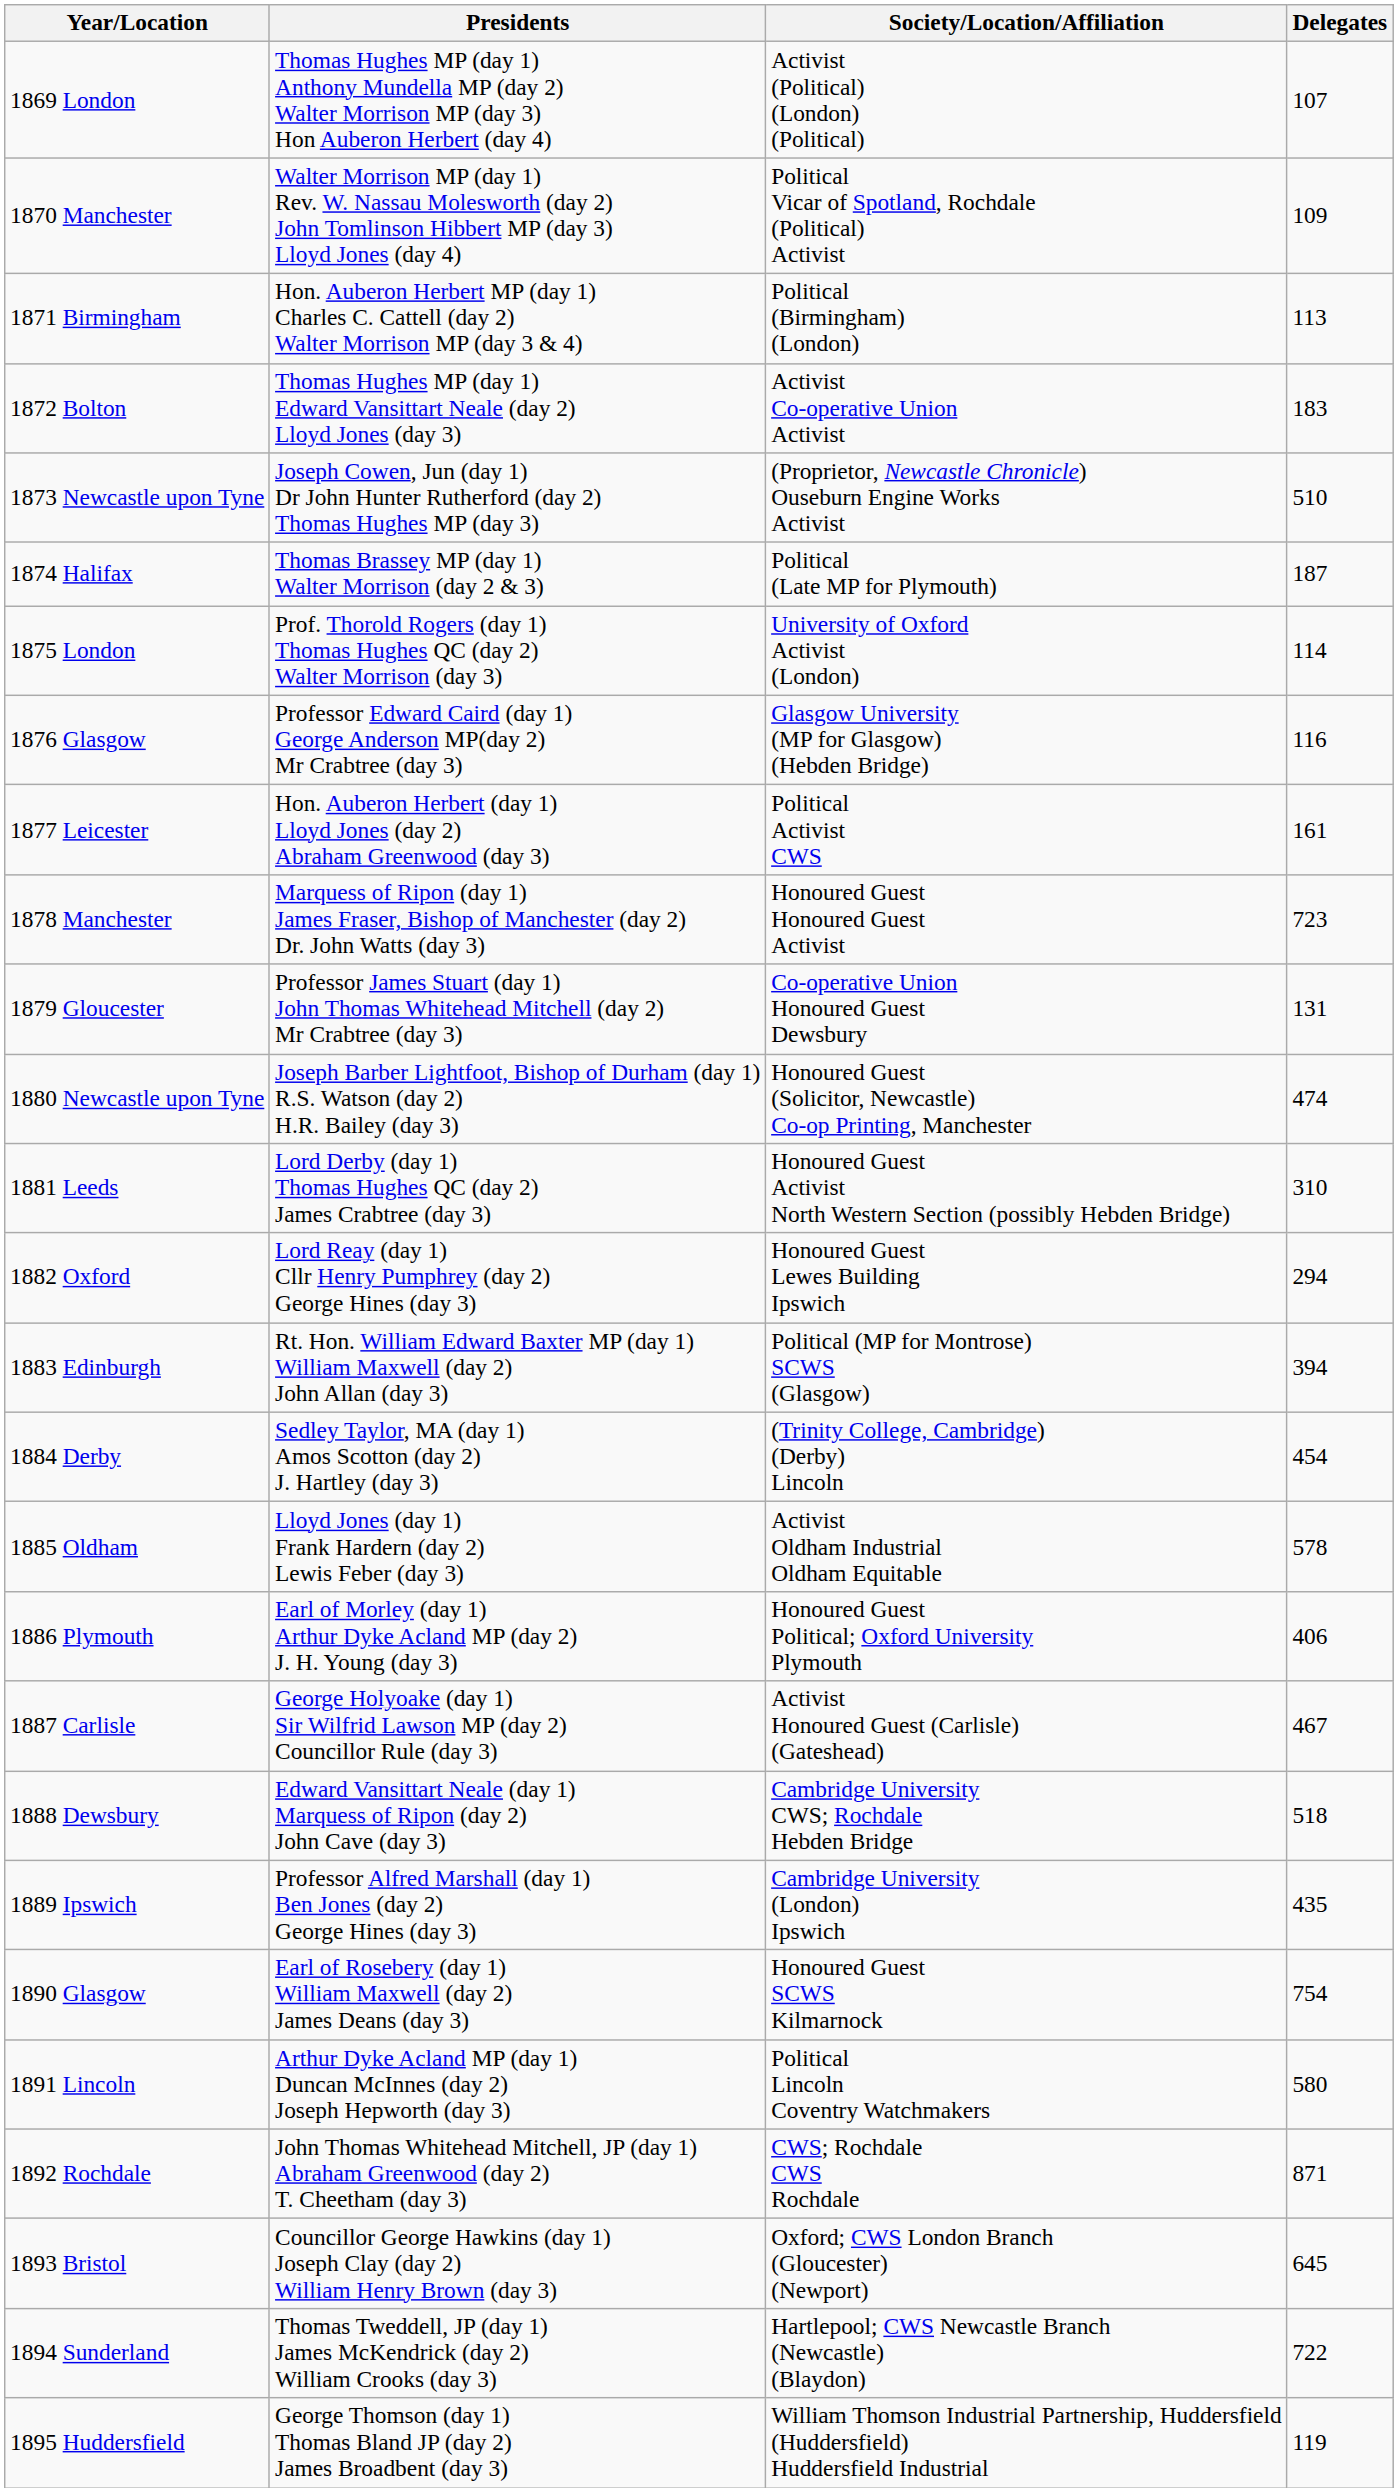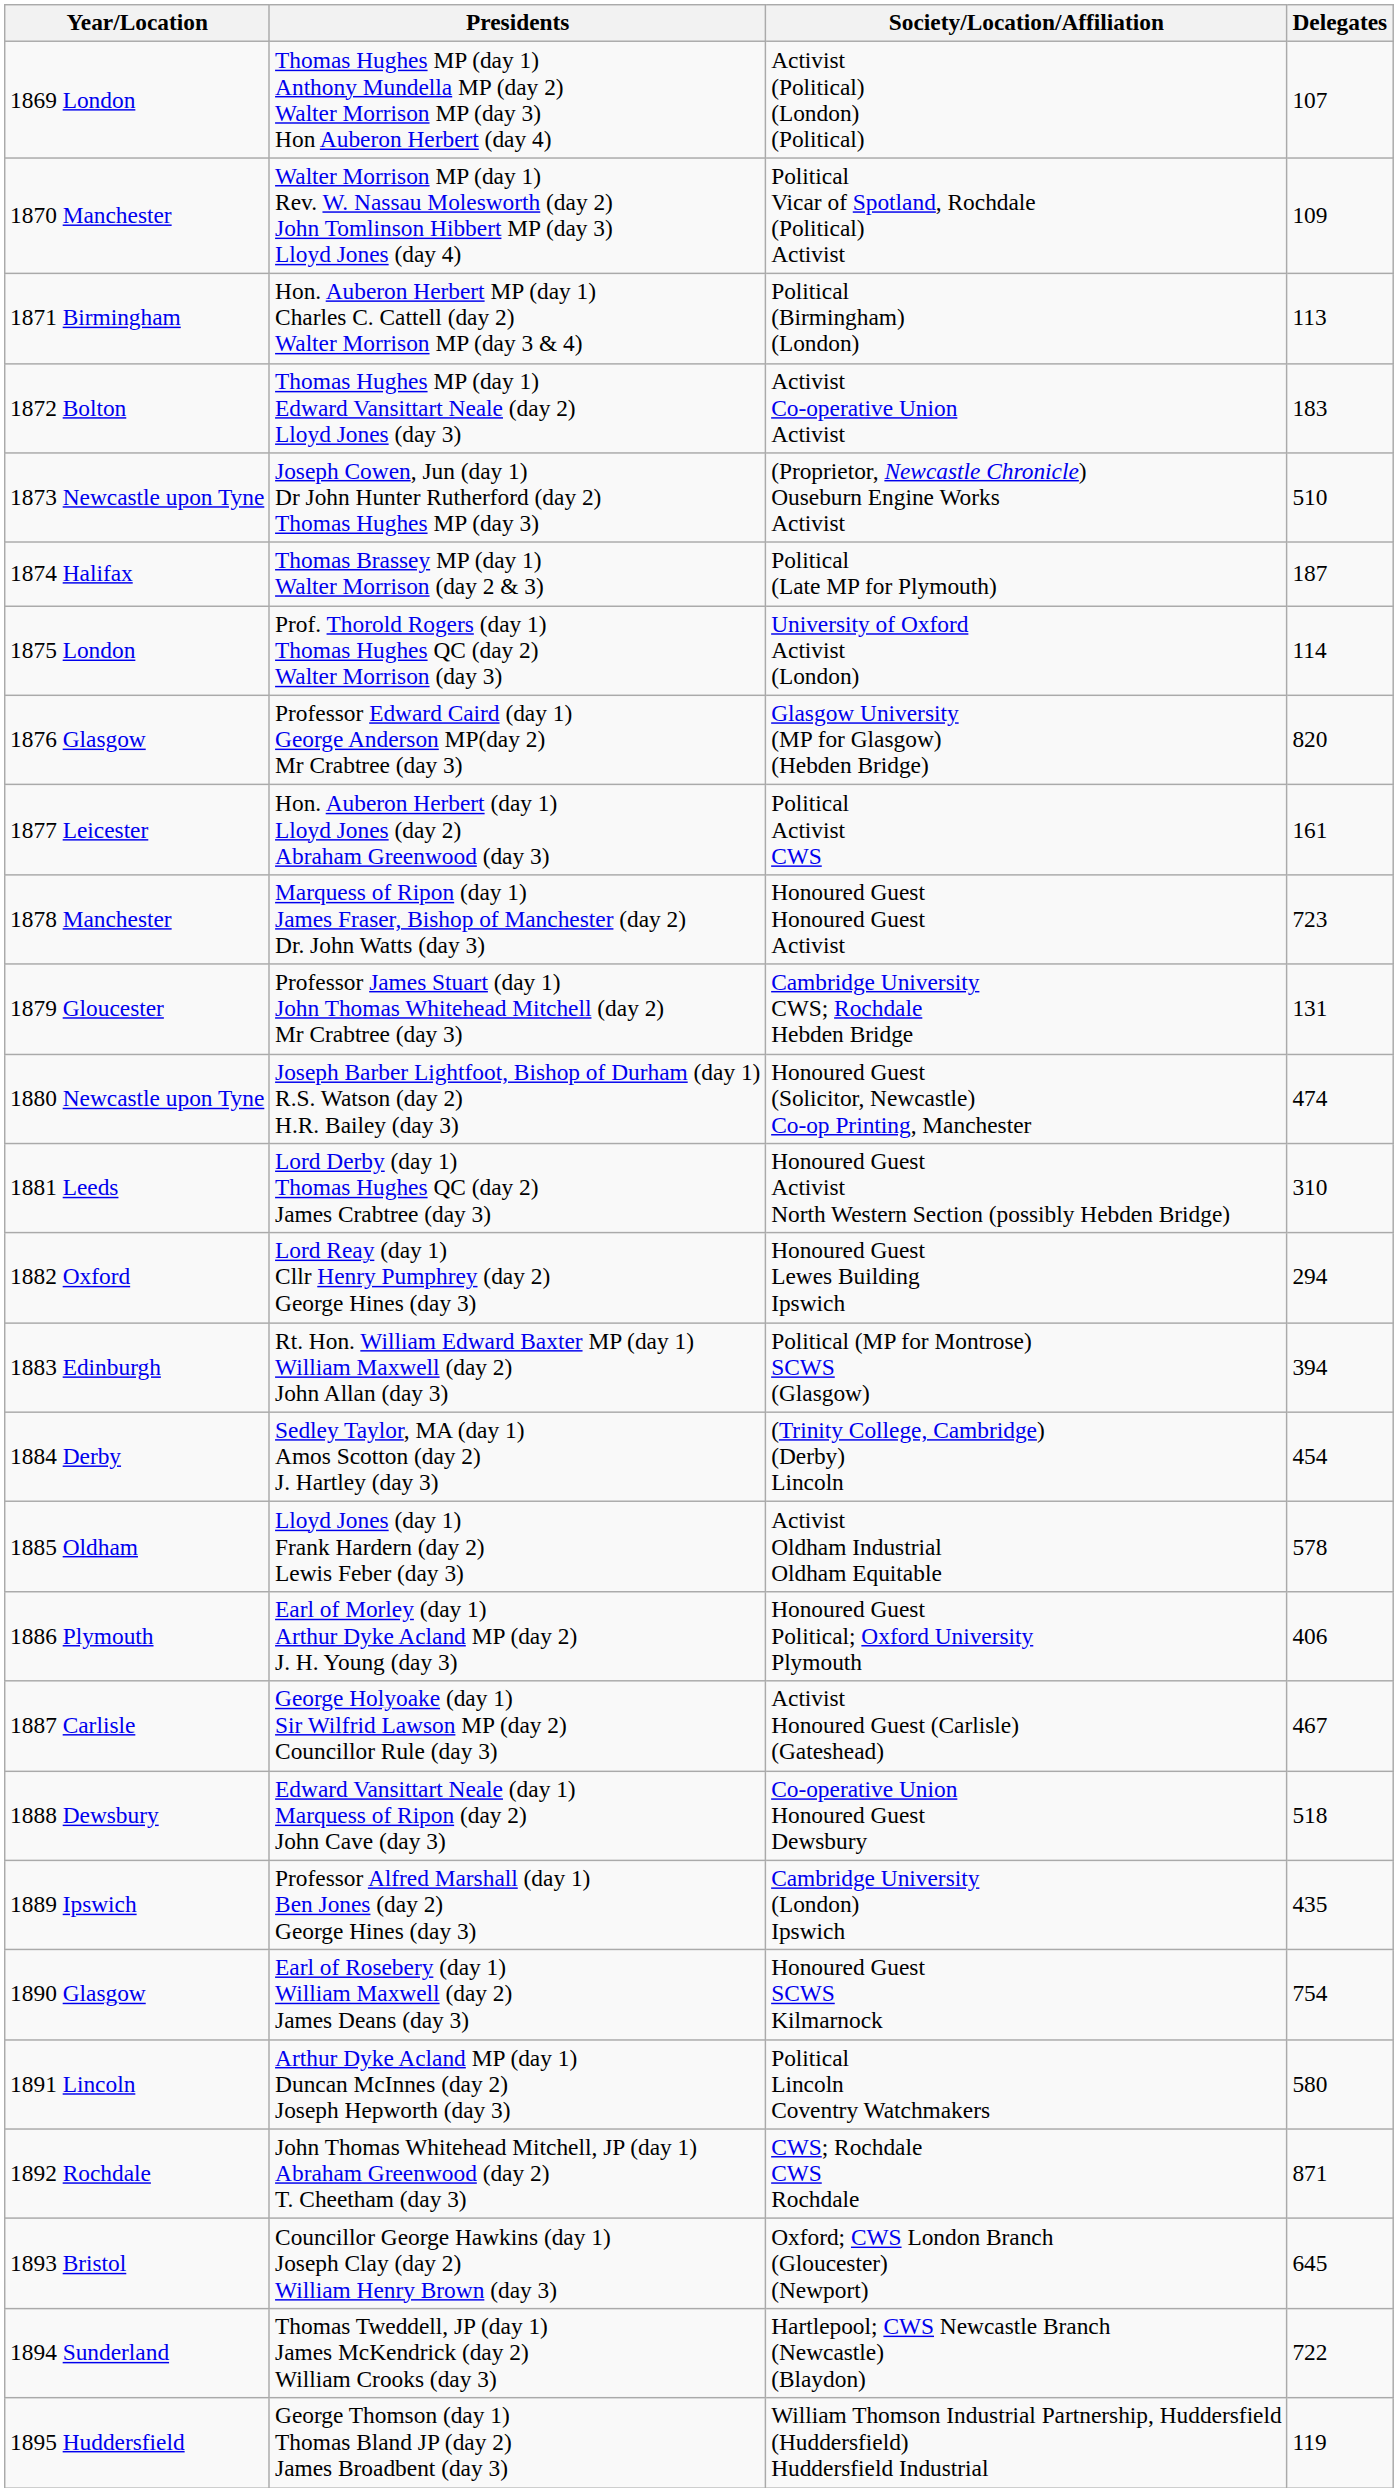(1310, 739) 116 -> (1310, 739) 820
(864, 1008) Co-operative Union Honoured Guest Dewsbury -> (875, 1008) Cambridge University CWS; Rochdale Hebden Bridge
(875, 1815) Cambridge University CWS; Rochdale Hebden Bridge -> (864, 1815) Co-operative Union Honoured Guest Dewsbury
